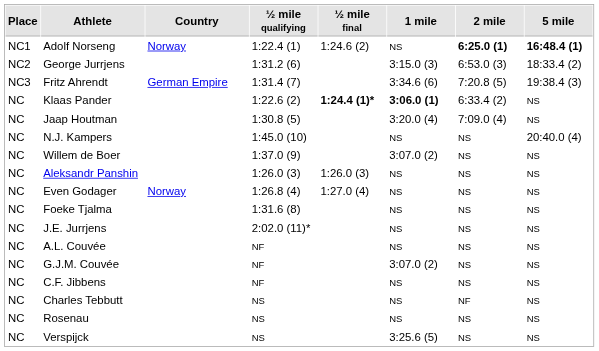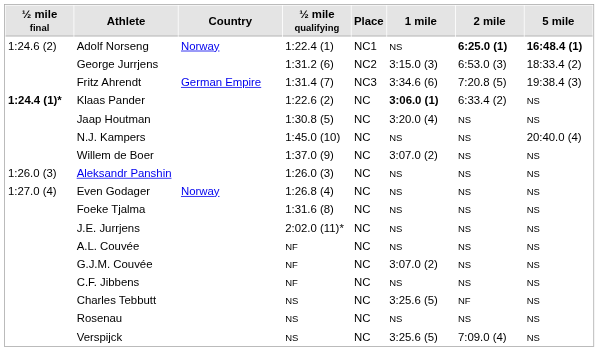columns swapped: (23, 21) <-> (352, 21)
(482, 119) 7:09.0 (4) -> (465, 119) NS
(396, 301) NS -> (414, 300) 3:25.6 (5)
(465, 337) NS -> (482, 337) 7:09.0 (4)
